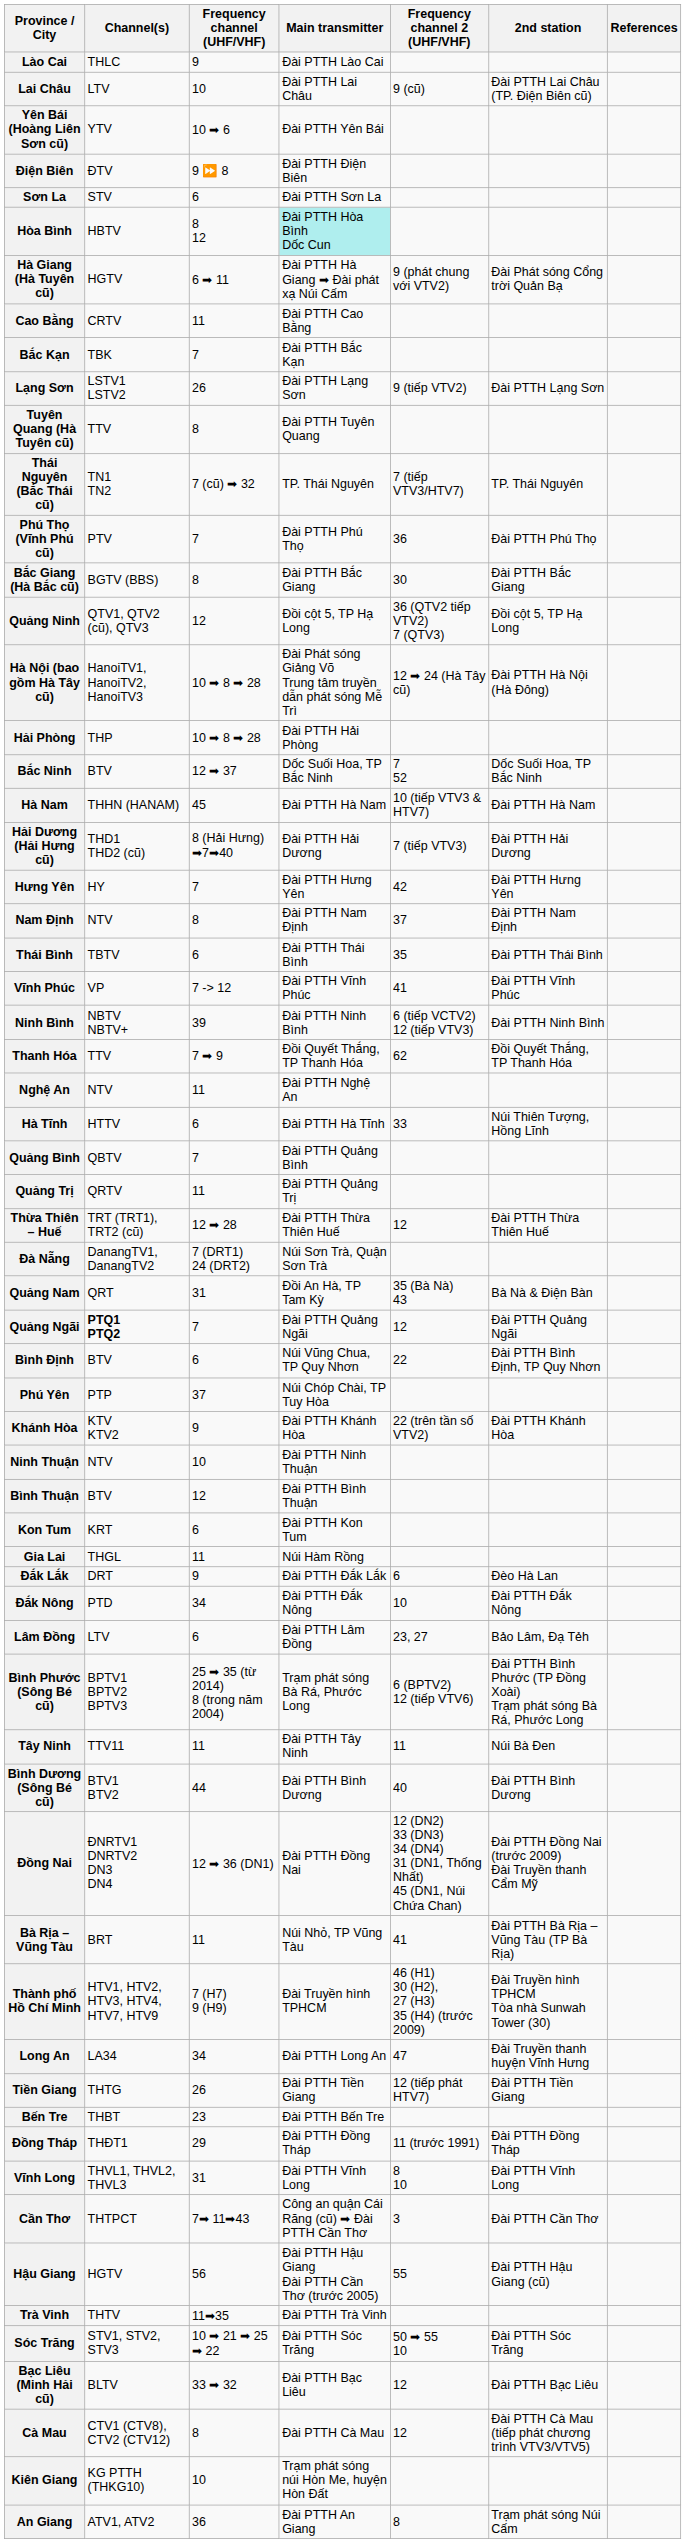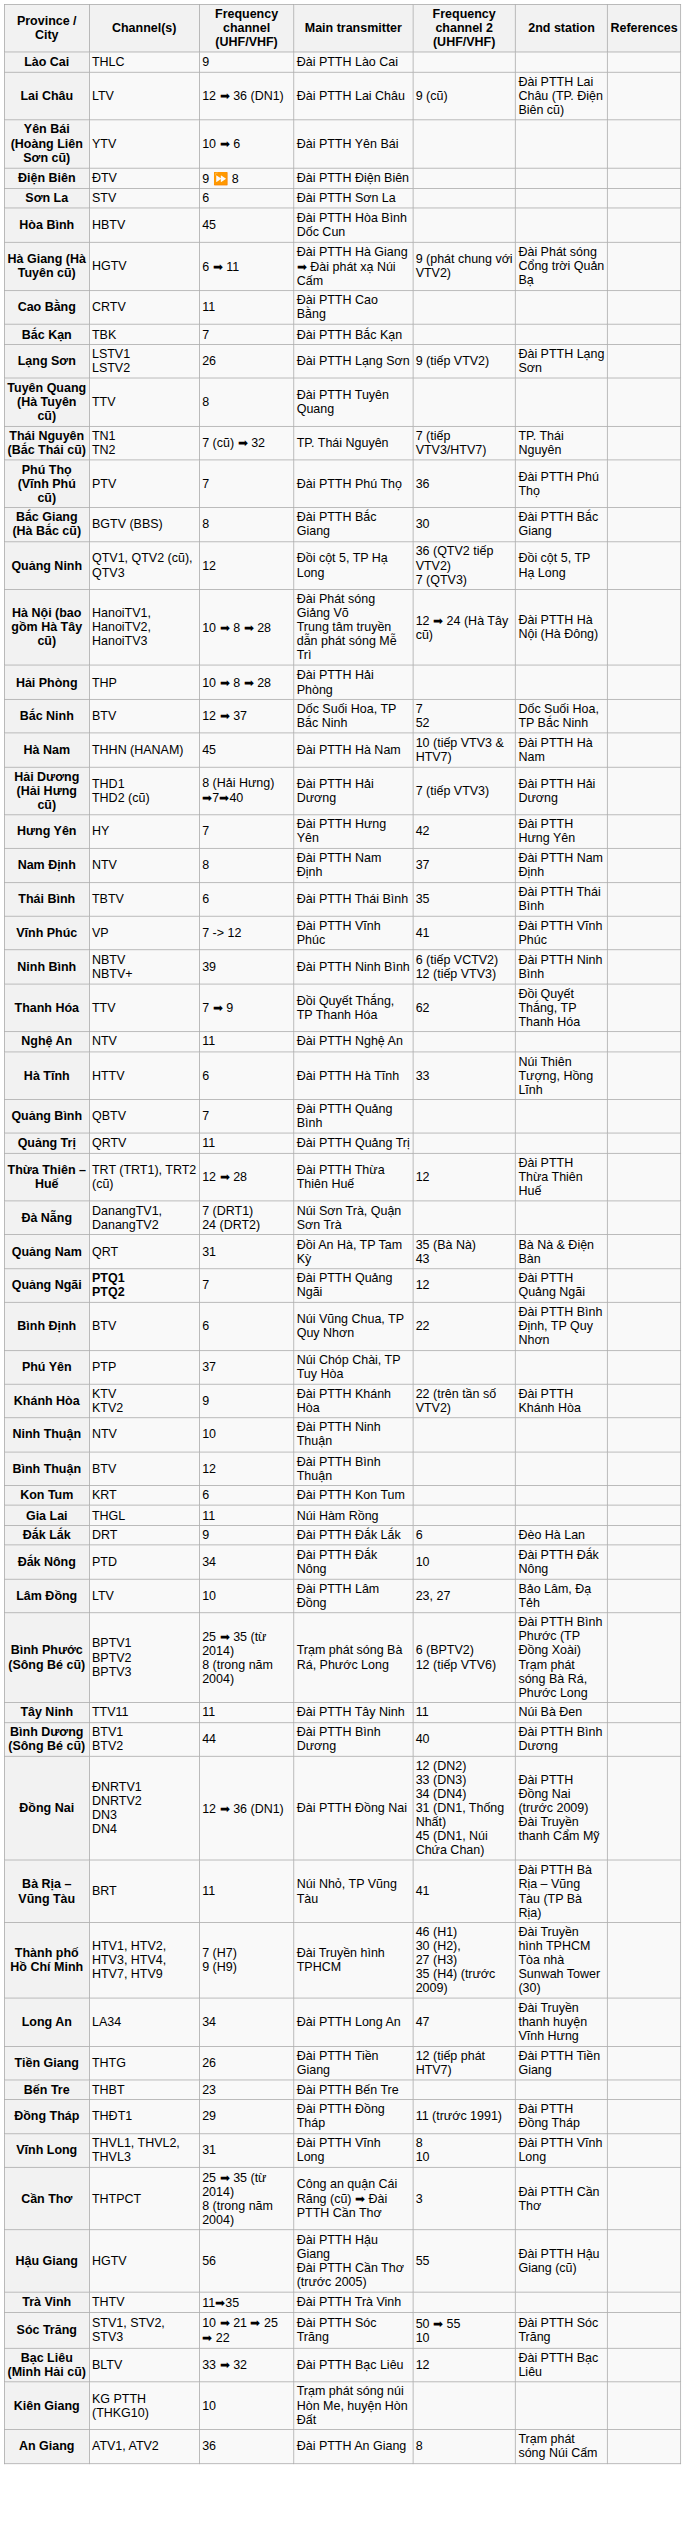(199, 89) 10 -> (243, 96) 12 ➡ 36 (DN1)
(199, 231) 8 12 -> (209, 225) 45
(323, 231) paleturquoise background -> (352, 225) no background
(195, 1637) 6 -> (209, 1595) 10
(221, 2219) 7➡ 11➡43 -> (238, 2199) 25 ➡ 35 (từ 2014) 8 (trong năm 2004)
- row: (45, 2433)
